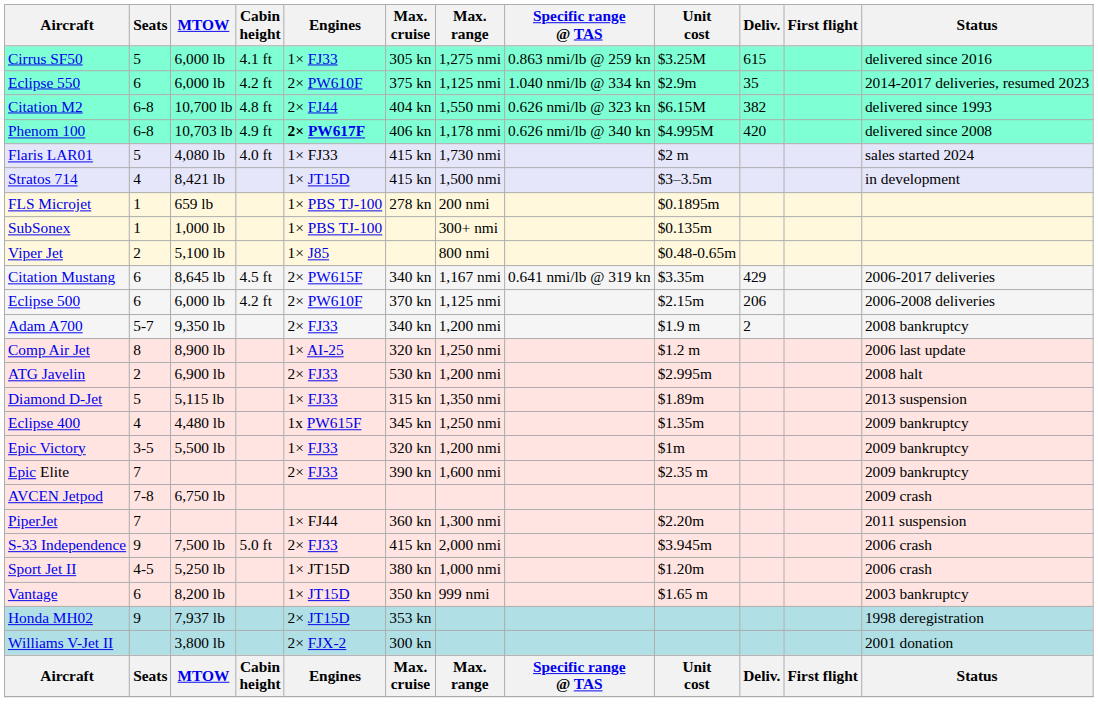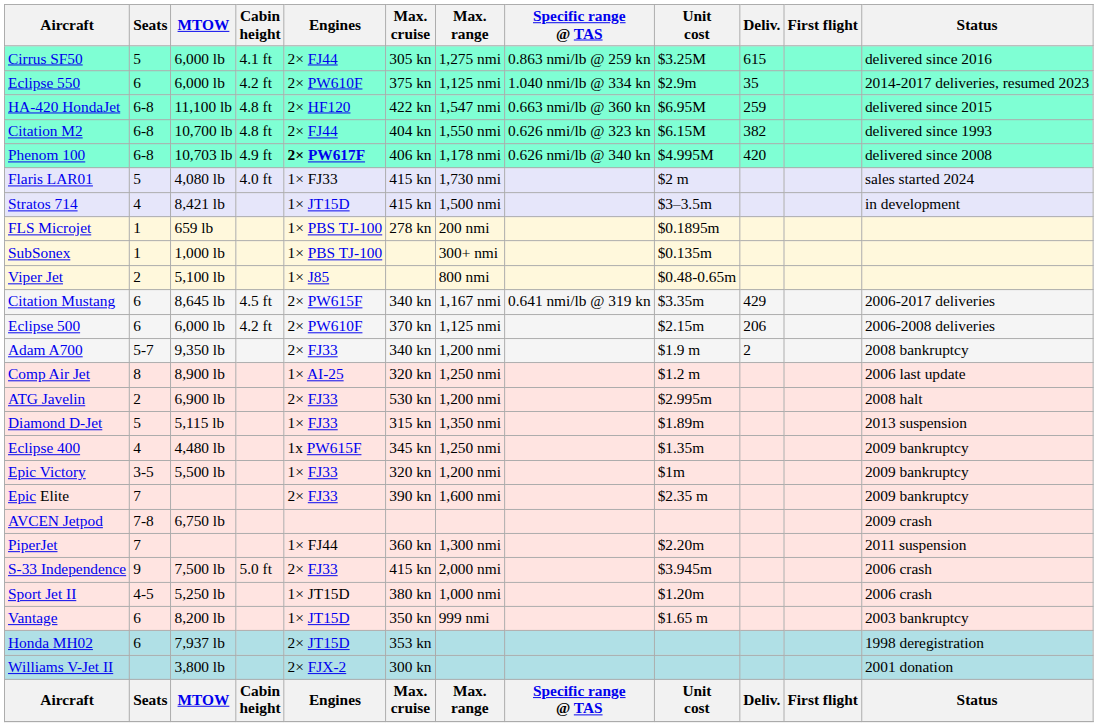(313, 58) 1× FJ33 -> (313, 58) 2× FJ44
+ row: (64, 107)
(137, 618) 9 -> (137, 642) 6
